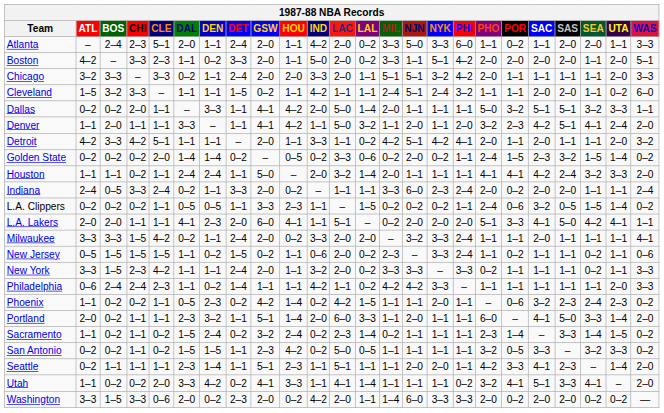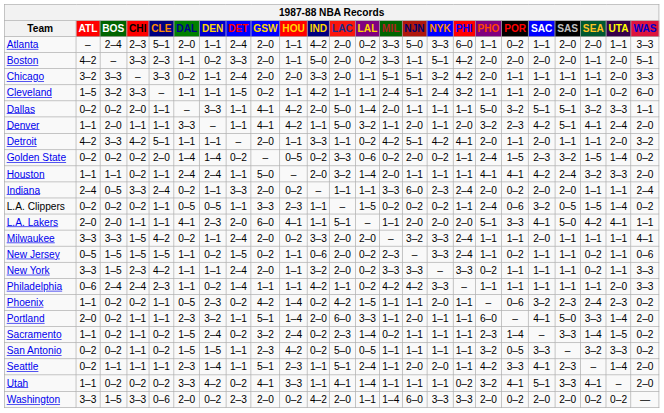(391, 222) 0–2 -> (391, 222) 1–1
(367, 367) 1–1 -> (367, 367) 2–4
(161, 383) 2–0 -> (161, 383) 0–2
